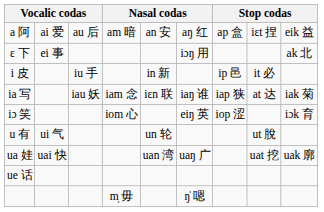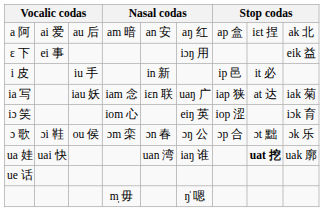(299, 32) eik 益 -> (301, 32) ak 北
(299, 53) ak 北 -> (301, 53) eik 益
(195, 93) iaŋ 谁 -> (195, 93) uaŋ 广
+ row: (20, 134)
- row: (20, 134)
(195, 155) uaŋ 广 -> (195, 155) iaŋ 谁
(264, 155) normal -> (265, 155) bold
